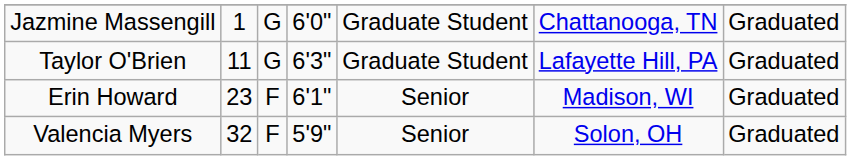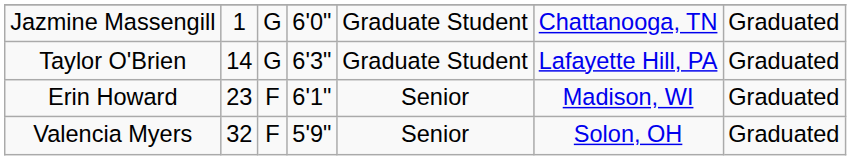(239, 60) 11 -> (239, 60) 14
